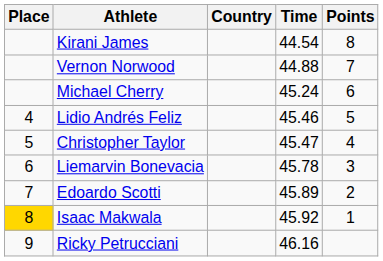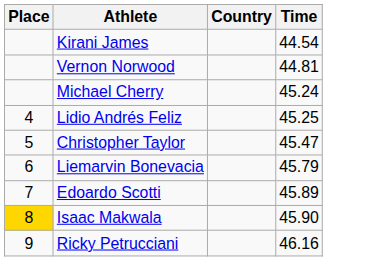- column: (350, 17)
(299, 67) 44.88 -> (299, 67) 44.81
(299, 117) 45.46 -> (299, 117) 45.25
(299, 167) 45.78 -> (299, 167) 45.79
(299, 218) 45.92 -> (299, 218) 45.90
